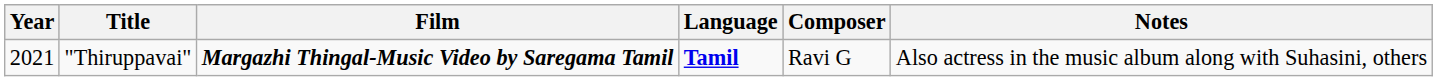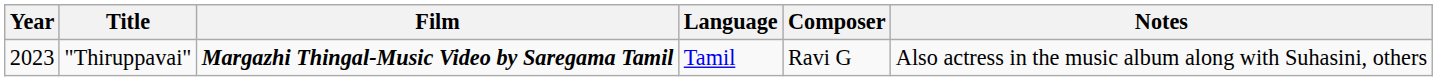(32, 57) 2021 -> (32, 57) 2023
(711, 57) bold -> (710, 57) normal
